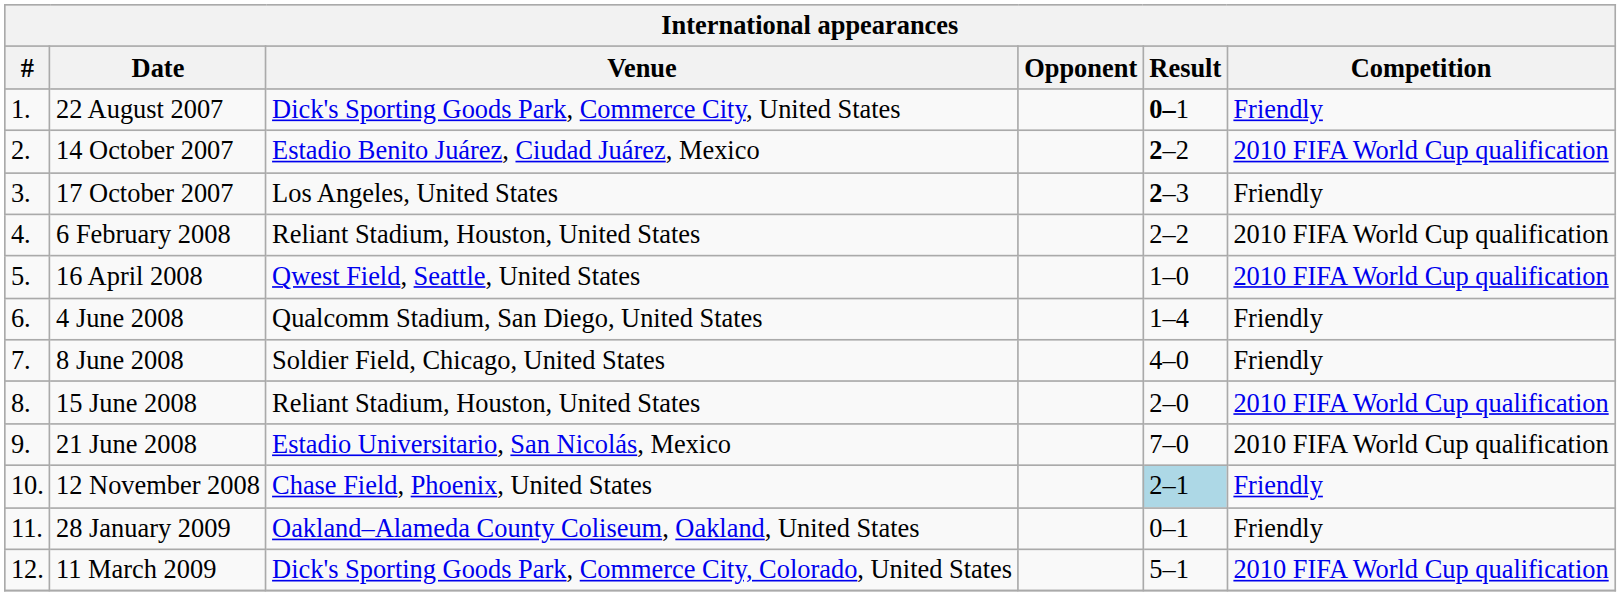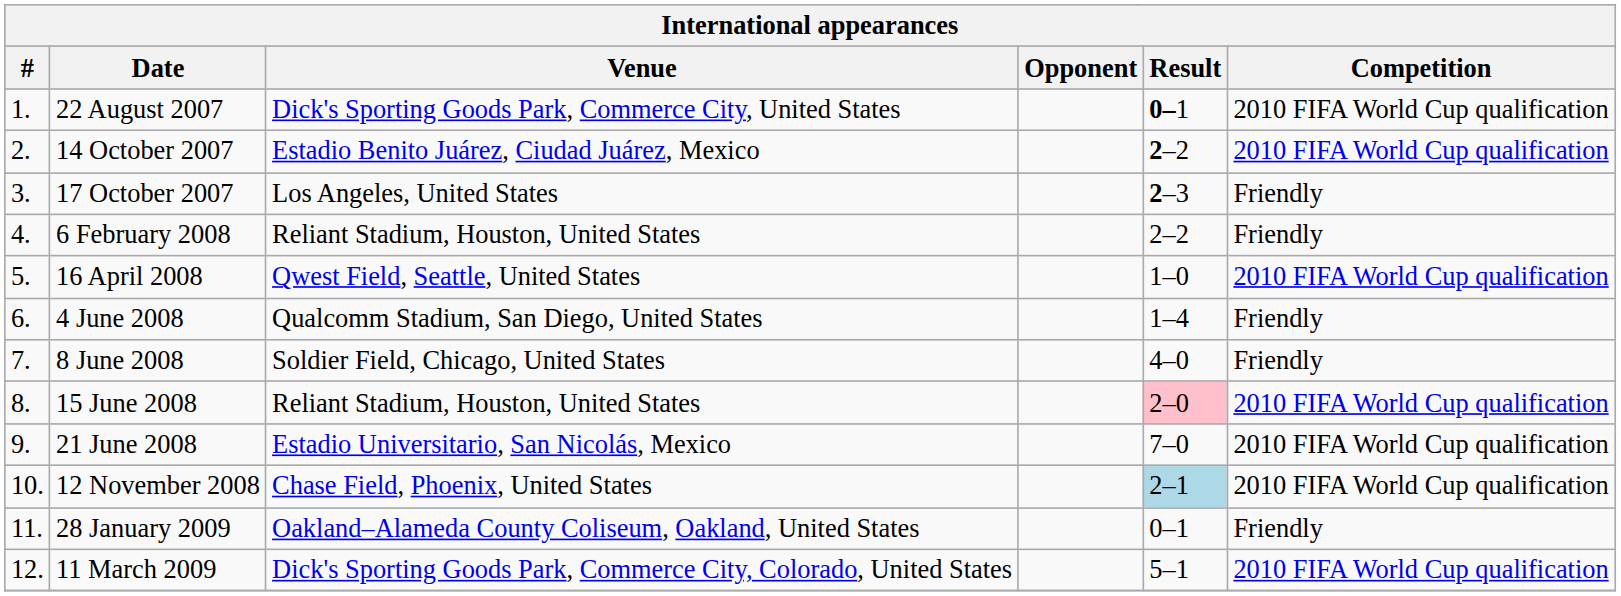(1278, 109) Friendly -> (1421, 109) 2010 FIFA World Cup qualification
(1421, 234) 2010 FIFA World Cup qualification -> (1278, 234) Friendly
(1169, 402) no background -> (1169, 402) pink background
(1278, 485) Friendly -> (1421, 485) 2010 FIFA World Cup qualification
